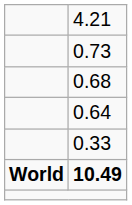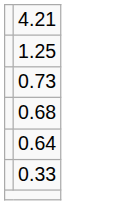+ row: (37, 50)
- row: (97, 174)
